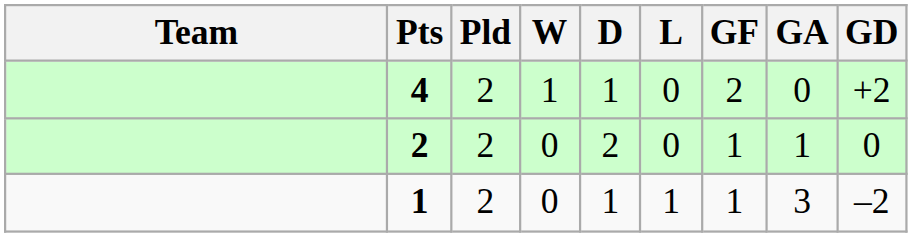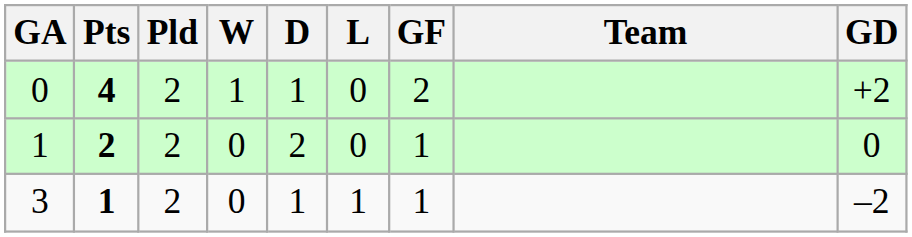columns swapped: (196, 32) <-> (802, 32)
